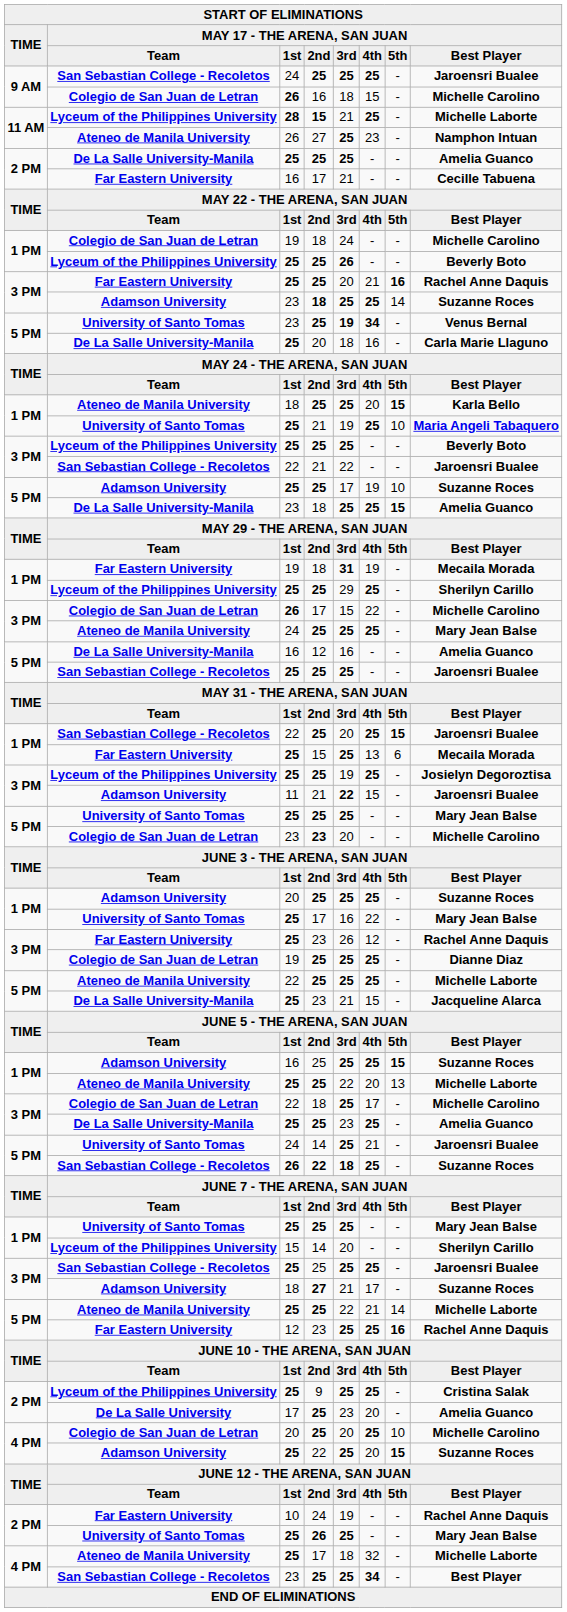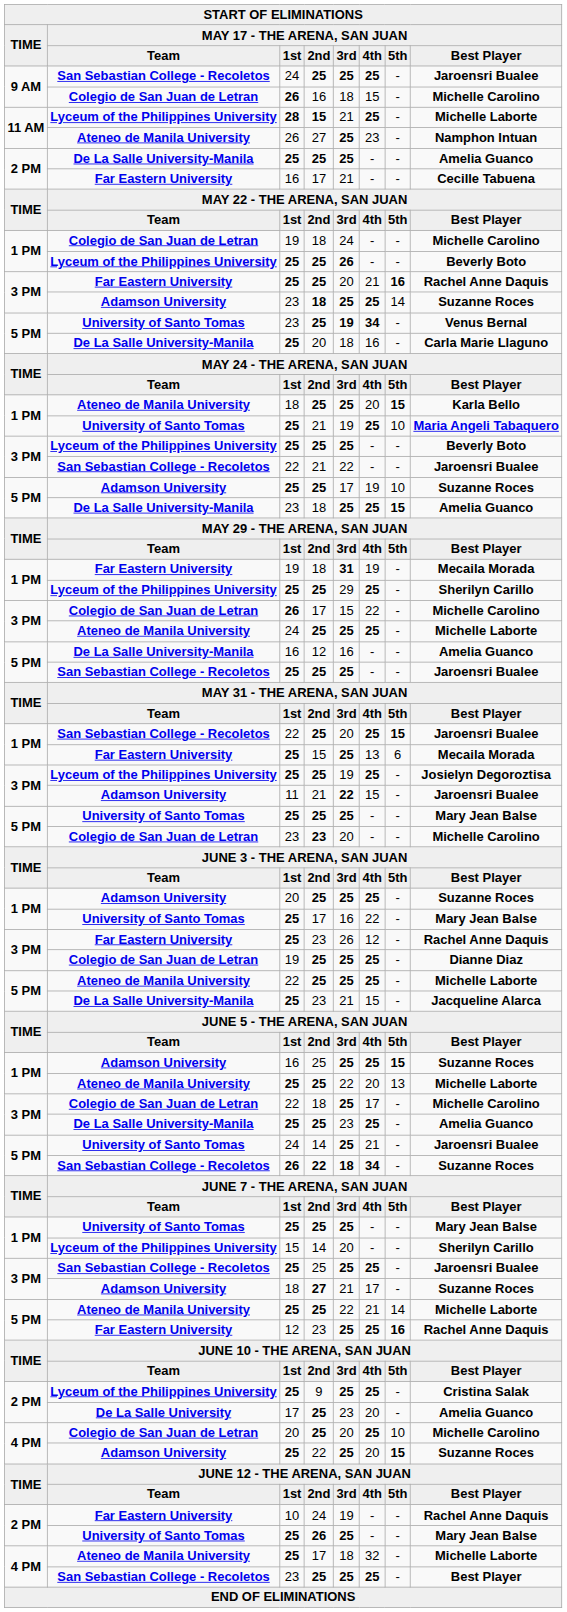(486, 631) Mary Jean Balse -> (486, 631) Michelle Laborte
(372, 1165) 25 -> (372, 1165) 34
(372, 1576) 34 -> (372, 1576) 25
